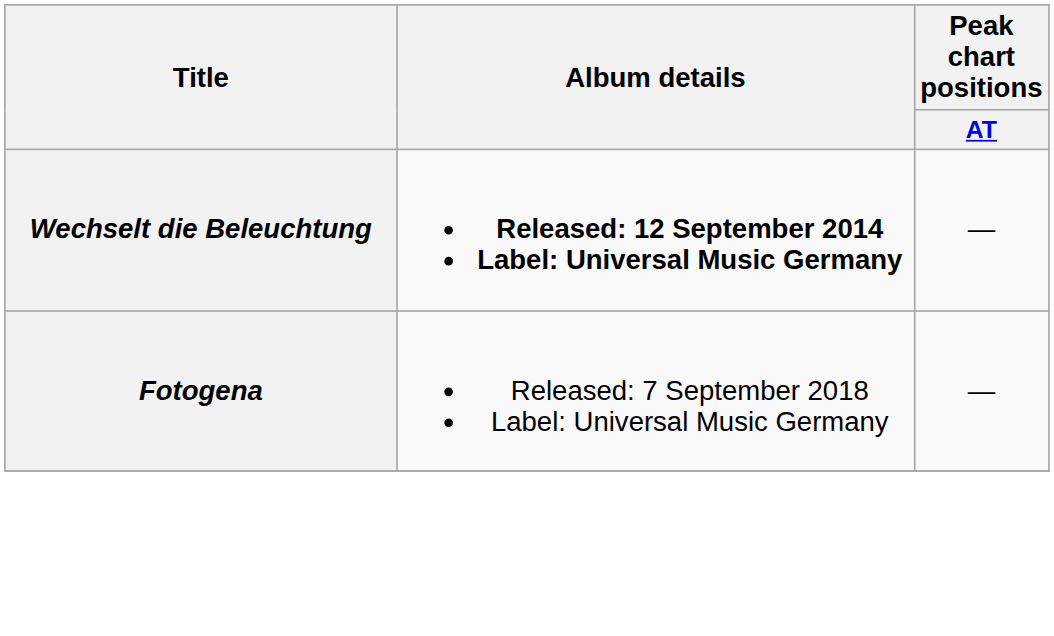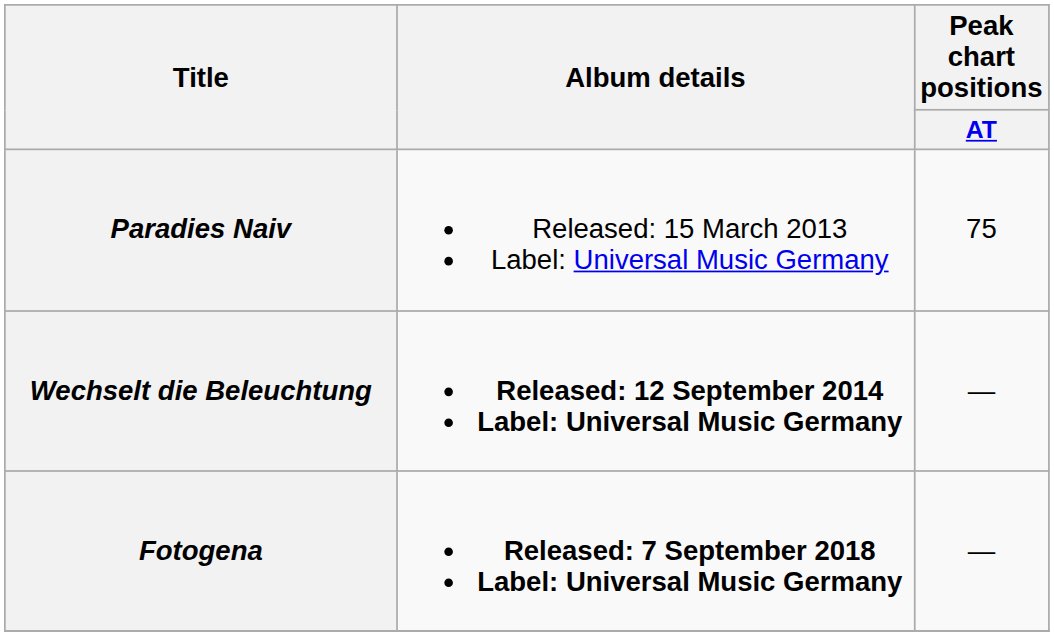+ row: (201, 229)
(655, 406) normal -> (655, 567) bold
